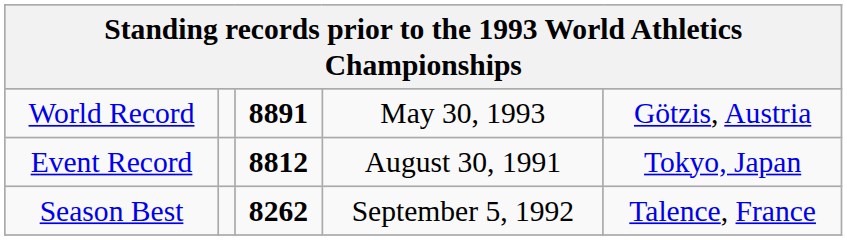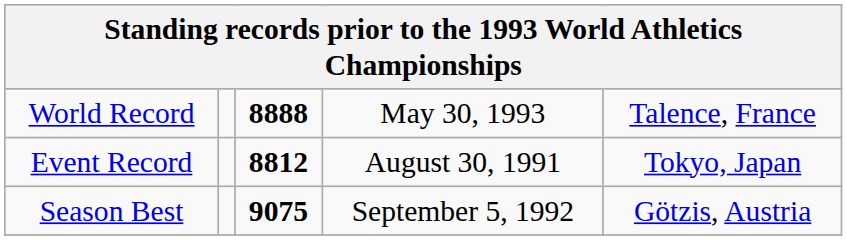(278, 112) 8891 -> (278, 112) 8888
(723, 112) Götzis, Austria -> (723, 112) Talence, France
(278, 210) 8262 -> (278, 210) 9075
(723, 210) Talence, France -> (723, 210) Götzis, Austria
